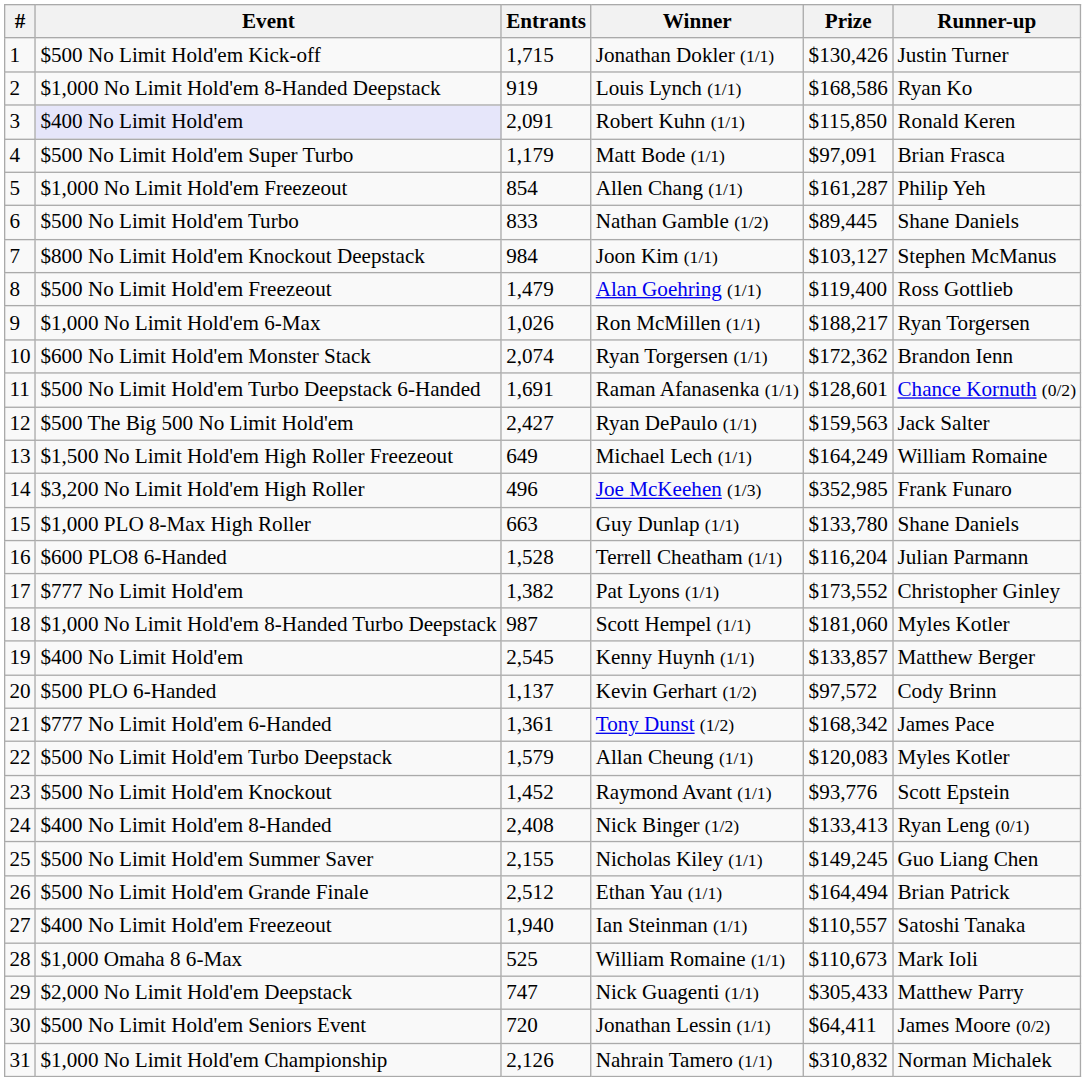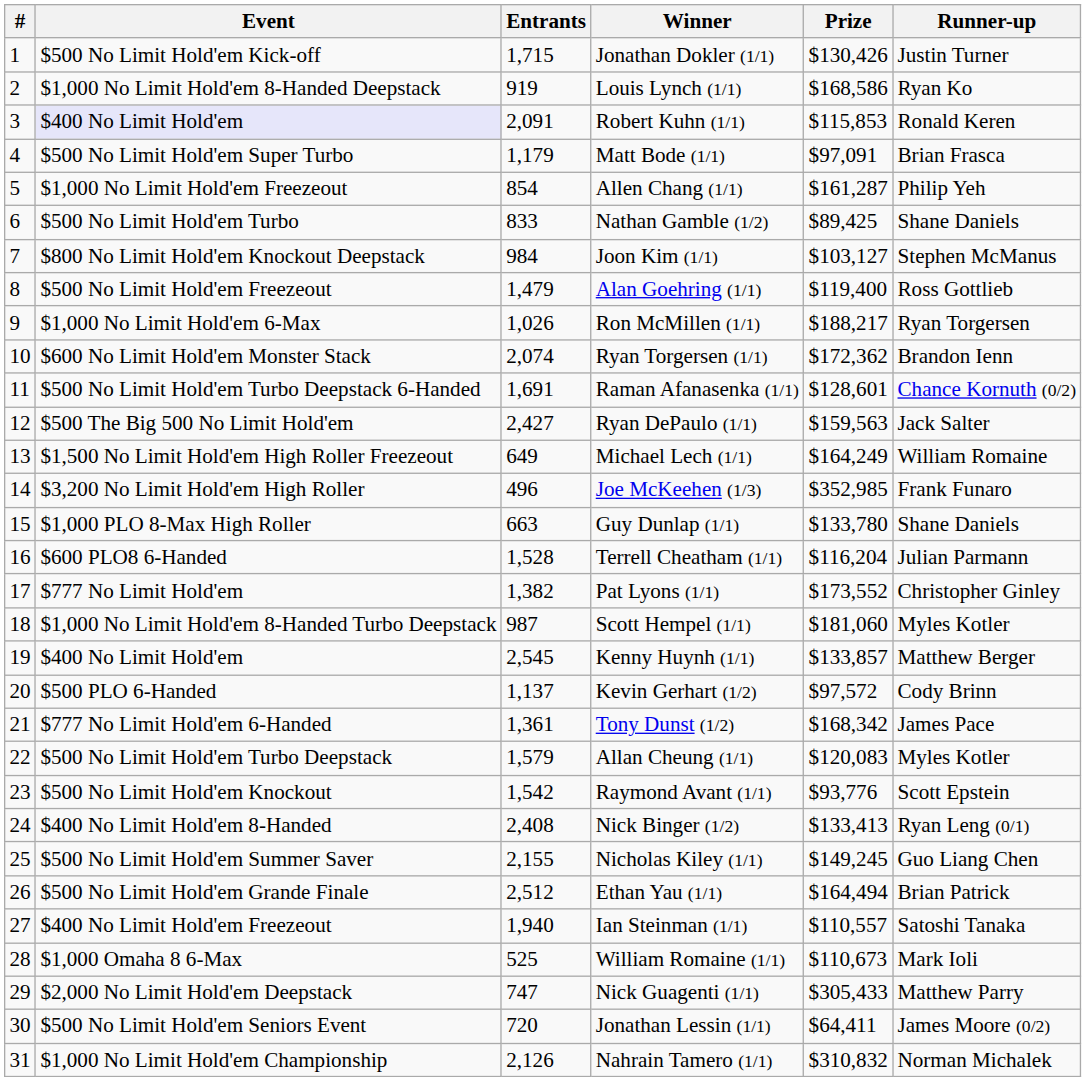(848, 121) $115,850 -> (848, 121) $115,853
(843, 222) $89,445 -> (843, 222) $89,425
(530, 791) 1,452 -> (530, 791) 1,542
